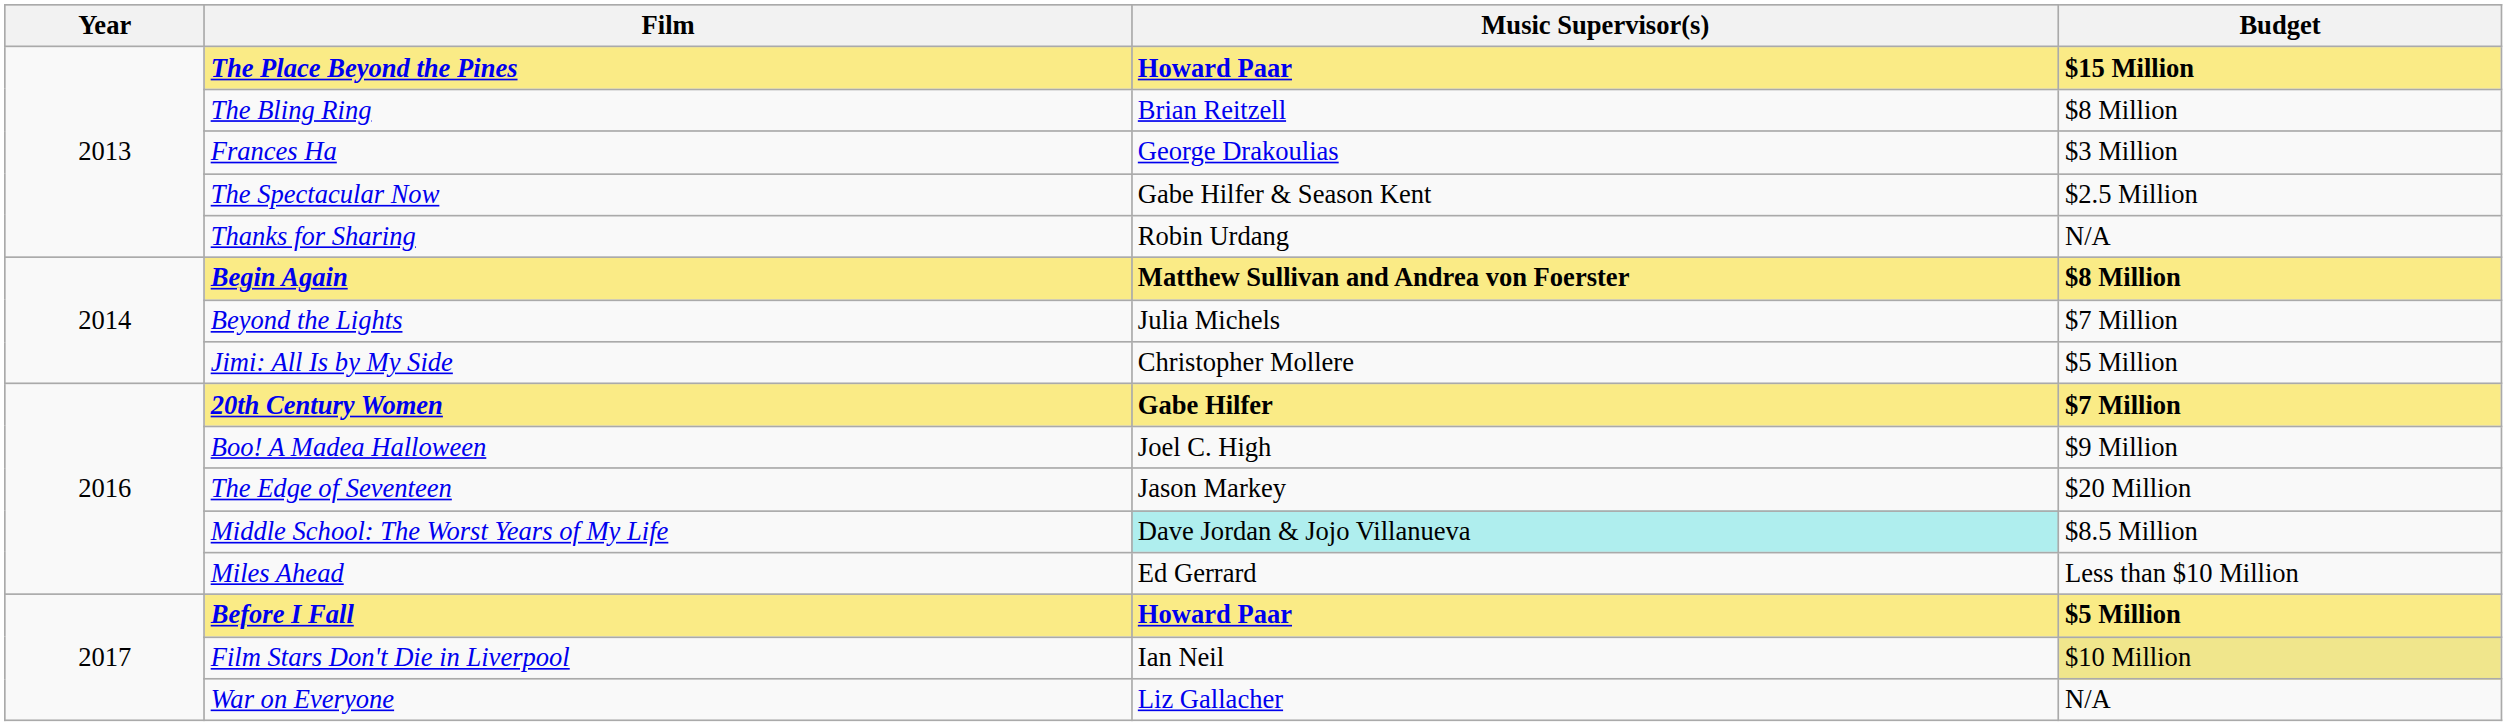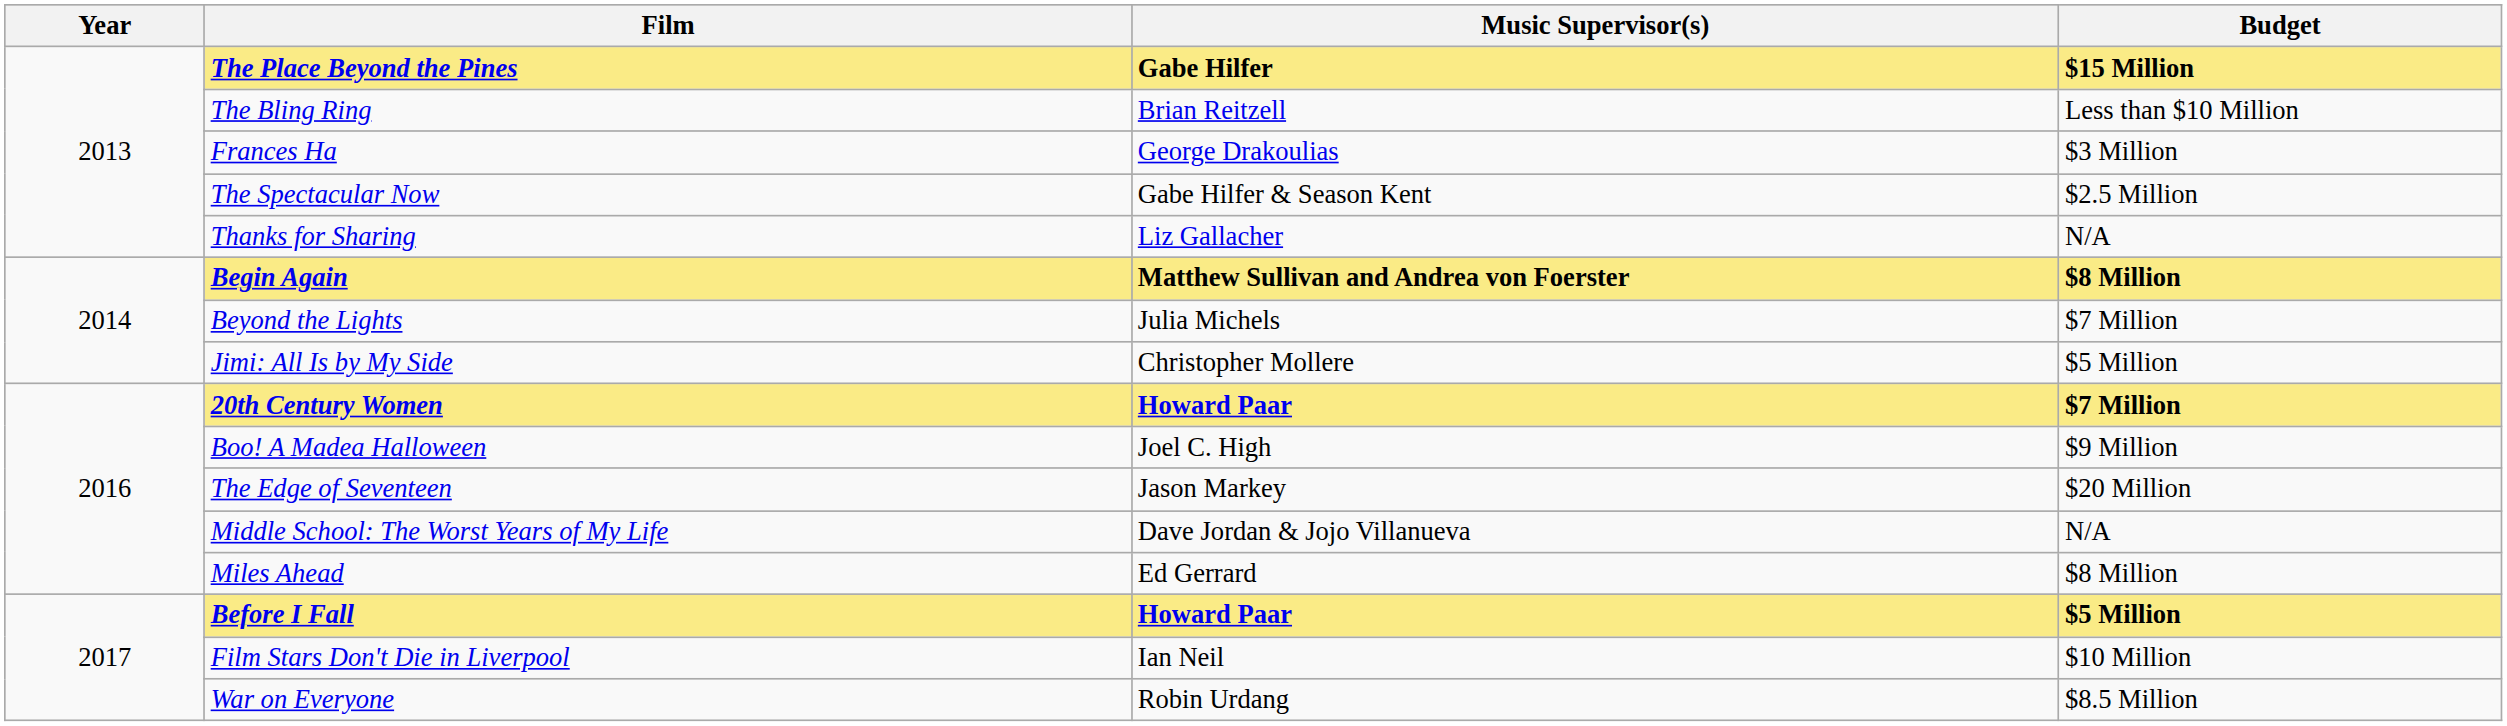(1215, 67) Howard Paar -> (1205, 67) Gabe Hilfer
(2121, 109) $8 Million -> (2182, 109) Less than $10 Million
(1213, 236) Robin Urdang -> (1210, 236) Liz Gallacher
(1205, 404) Gabe Hilfer -> (1215, 404) Howard Paar
(1304, 531) paleturquoise background -> (1304, 531) no background
(2131, 531) $8.5 Million -> (2088, 531) N/A
(2182, 573) Less than $10 Million -> (2121, 573) $8 Million
(2128, 657) khaki background -> (2128, 657) no background
(1210, 699) Liz Gallacher -> (1213, 699) Robin Urdang
(2088, 699) N/A -> (2131, 699) $8.5 Million
